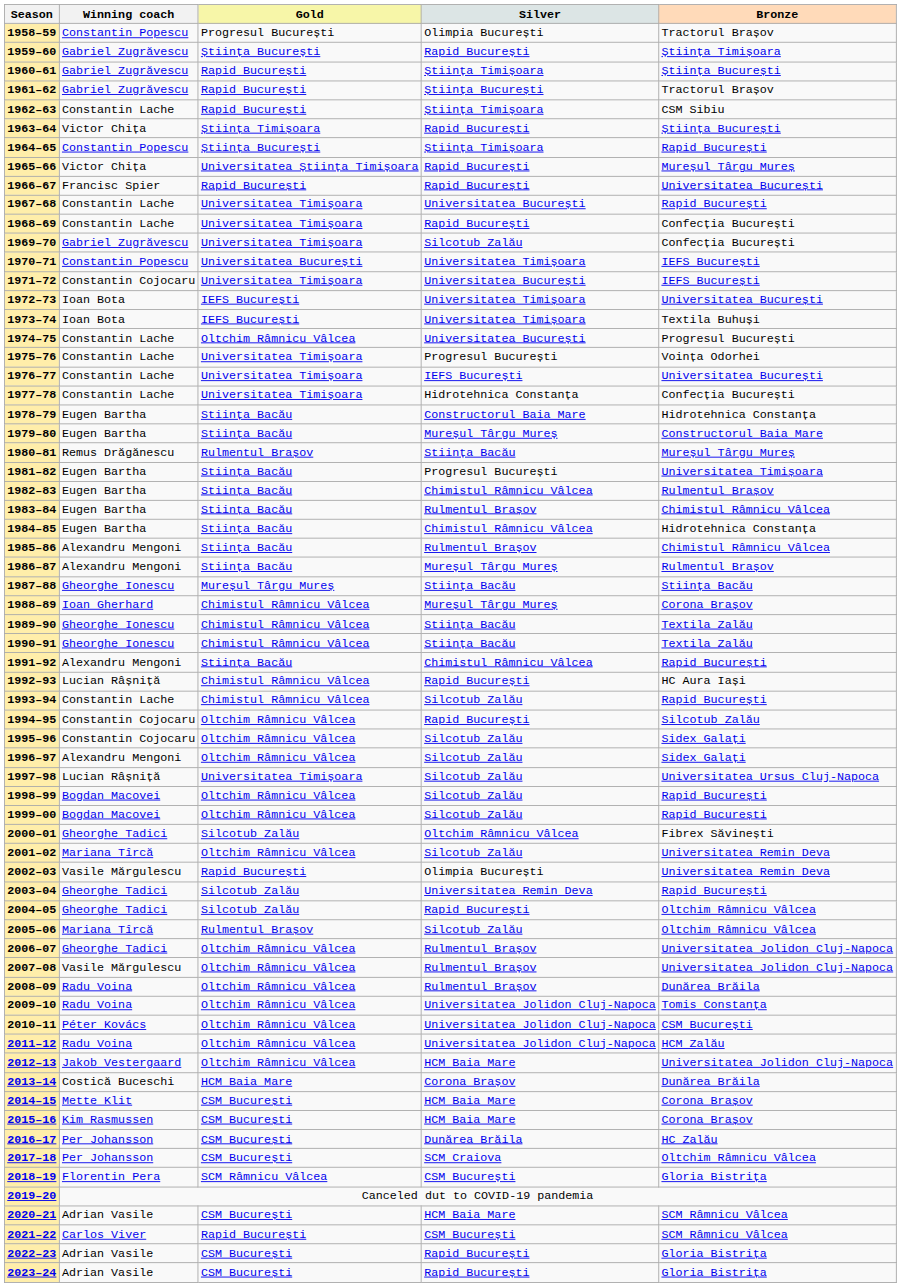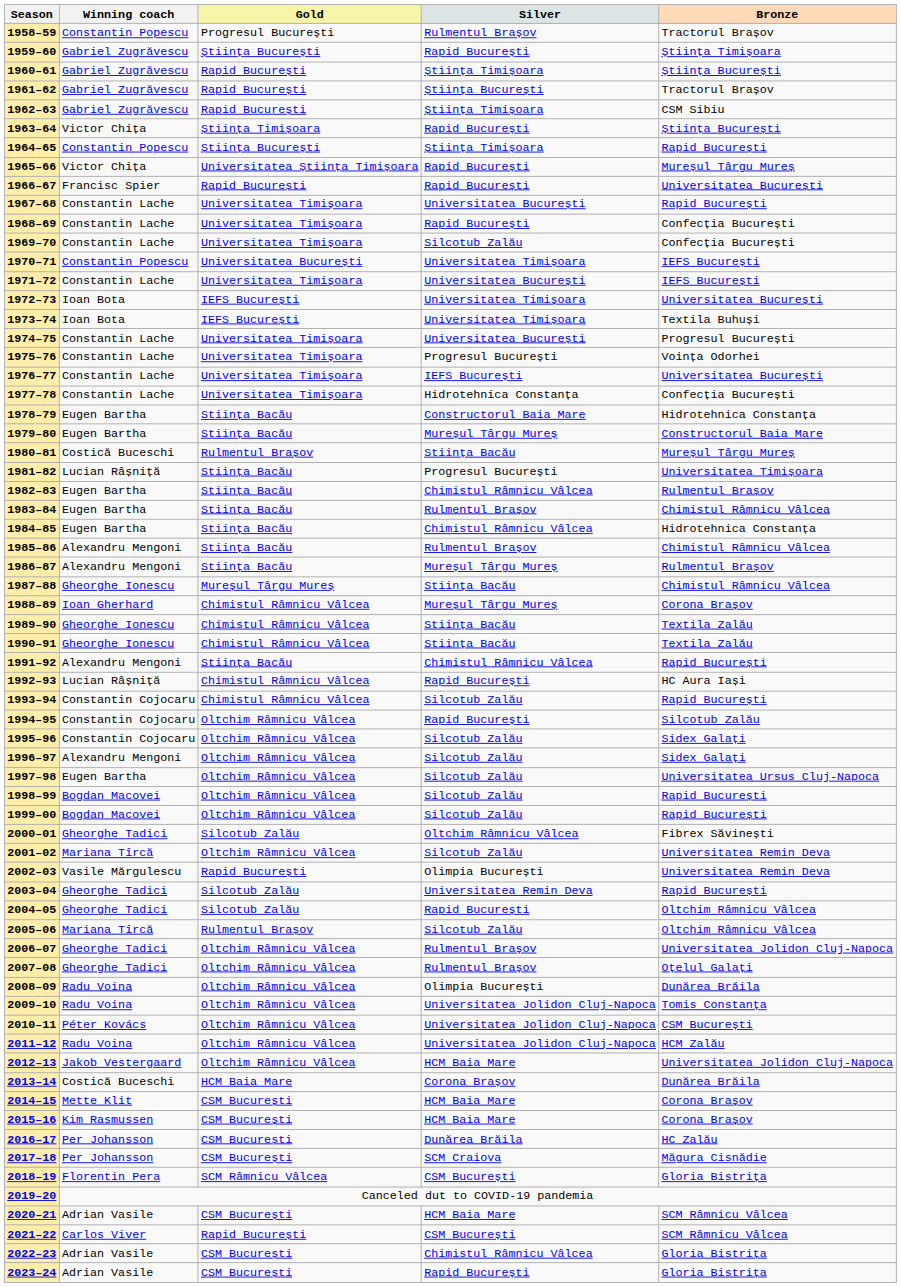(484, 33) Olimpia București -> (480, 33) Rulmentul Brașov
(118, 109) Constantin Lache -> (125, 109) Gabriel Zugrăvescu
(125, 243) Gabriel Zugrăvescu -> (118, 243) Constantin Lache
(129, 281) Constantin Cojocaru -> (118, 281) Constantin Lache
(278, 338) Oltchim Râmnicu Vâlcea -> (282, 338) Universitatea Timișoara
(118, 453) Remus Drăgănescu -> (118, 453) Costică Buceschi
(104, 472) Eugen Bartha -> (111, 472) Lucian Râșniță
(707, 586) Stiința Bacău -> (746, 586) Chimistul Râmnicu Vâlcea
(118, 700) Constantin Lache -> (129, 700) Constantin Cojocaru
(111, 777) Lucian Râșniță -> (104, 777) Eugen Bartha
(282, 777) Universitatea Timișoara -> (278, 777) Oltchim Râmnicu Vâlcea
(122, 967) Vasile Mărgulescu -> (115, 967) Gheorghe Tadici
(777, 967) Universitatea Jolidon Cluj-Napoca -> (707, 967) Oțelul Galați
(480, 986) Rulmentul Brașov -> (484, 986) Olimpia București
(739, 1158) Oltchim Râmnicu Vâlcea -> (714, 1158) Măgura Cisnădie
(477, 1253) Rapid București -> (508, 1253) Chimistul Râmnicu Vâlcea
